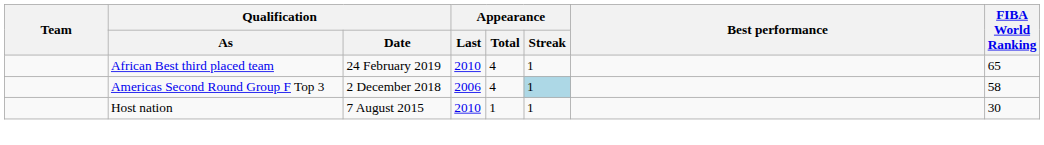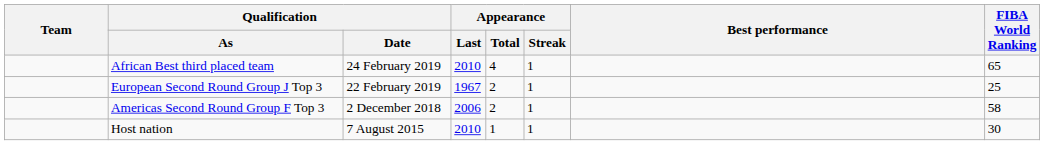+ row: (217, 87)
(493, 87) 4 -> (493, 108) 2
(530, 87) lightblue background -> (530, 108) no background
